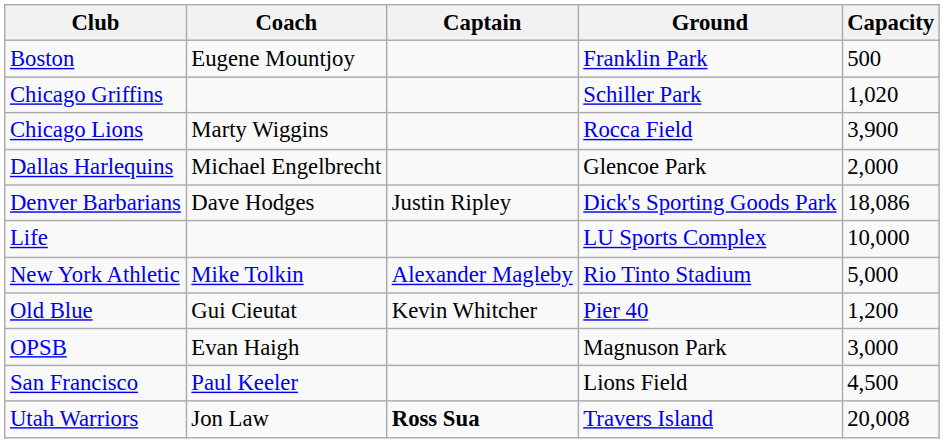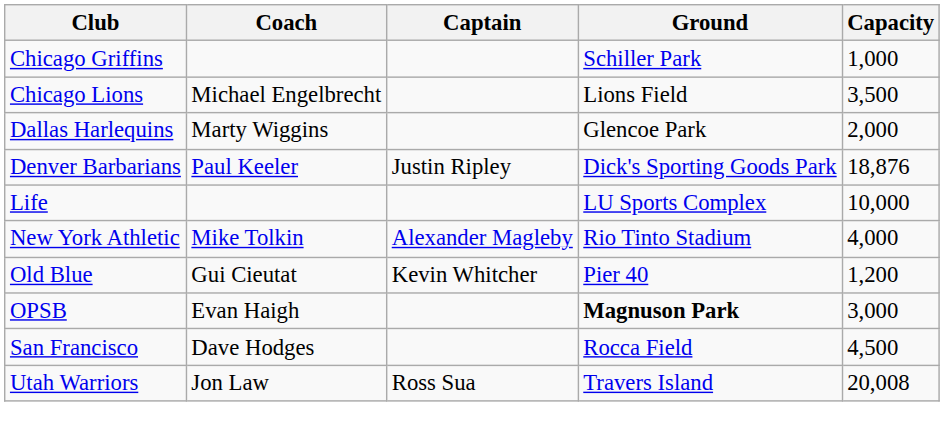- row: (42, 58)
(873, 94) 1,020 -> (873, 58) 1,000
(260, 130) Marty Wiggins -> (286, 94) Michael Engelbrecht
(638, 130) Rocca Field -> (635, 94) Lions Field
(873, 130) 3,900 -> (873, 94) 3,500
(286, 166) Michael Engelbrecht -> (260, 130) Marty Wiggins
(253, 202) Dave Hodges -> (245, 166) Paul Keeler
(878, 202) 18,086 -> (878, 166) 18,876
(873, 274) 5,000 -> (873, 238) 4,000
(655, 346) normal -> (661, 310) bold
(245, 382) Paul Keeler -> (253, 346) Dave Hodges
(635, 382) Lions Field -> (638, 346) Rocca Field
(436, 418) bold -> (434, 382) normal
